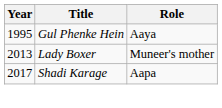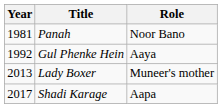+ row: (54, 34)
(20, 34) 1995 -> (20, 53) 1992
